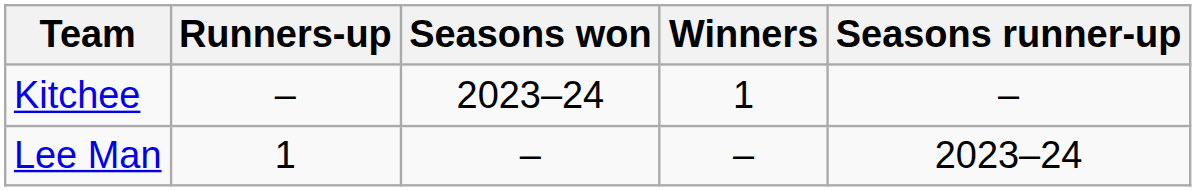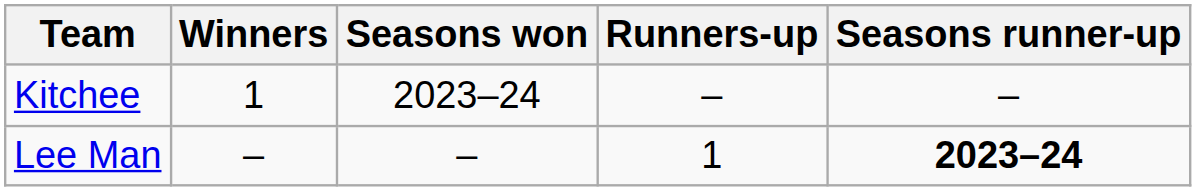columns swapped: (744, 34) <-> (285, 34)
(1009, 154) normal -> (1009, 154) bold
